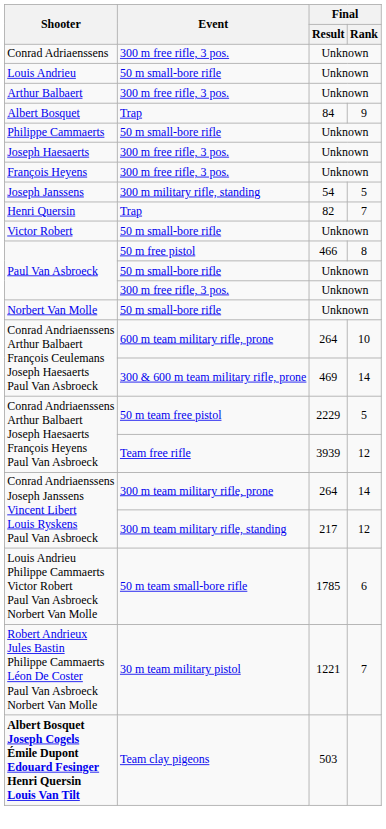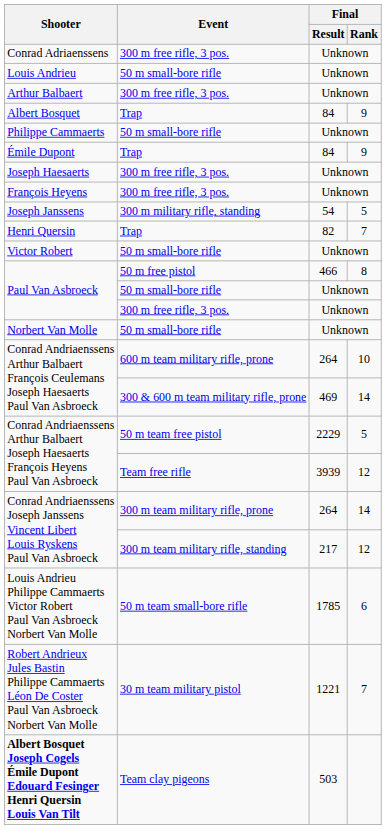+ row: (41, 152)
